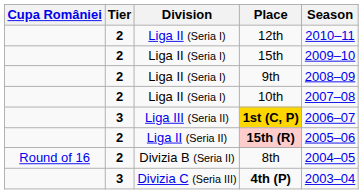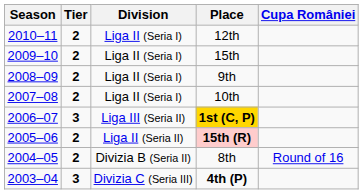columns swapped: (330, 15) <-> (55, 15)
